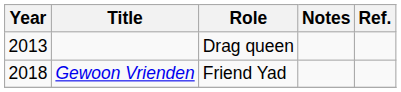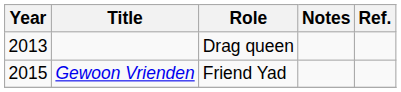(28, 73) 2018 -> (28, 73) 2015
